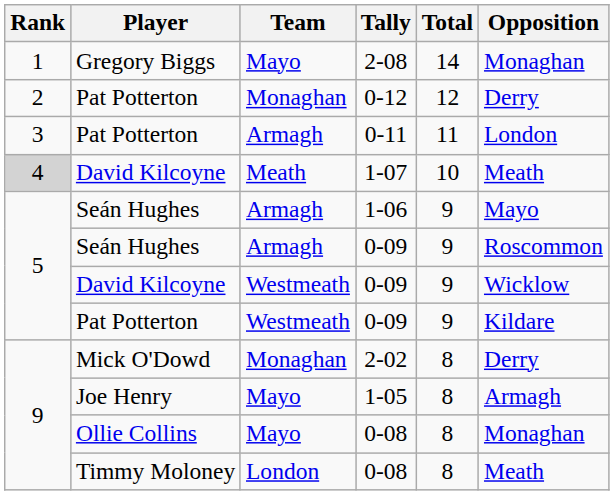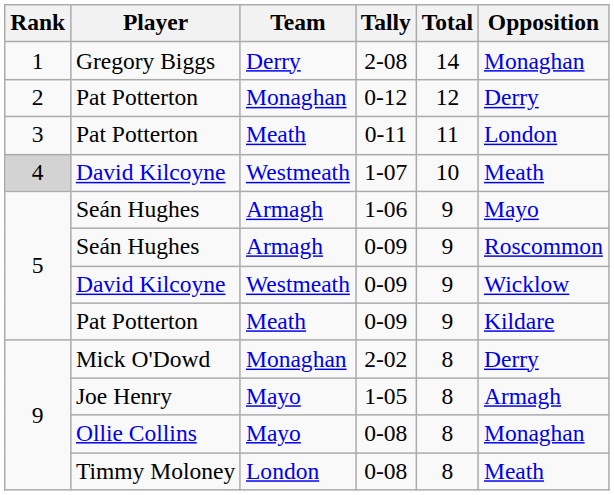(273, 60) Mayo -> (273, 60) Derry
(285, 135) Armagh -> (276, 135) Meath
(276, 172) Meath -> (298, 172) Westmeath
(298, 321) Westmeath -> (276, 321) Meath
